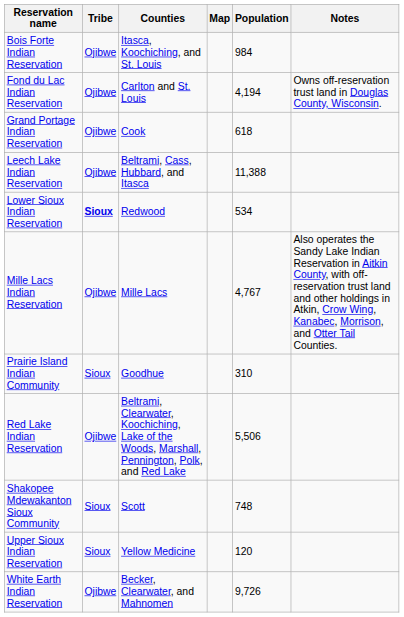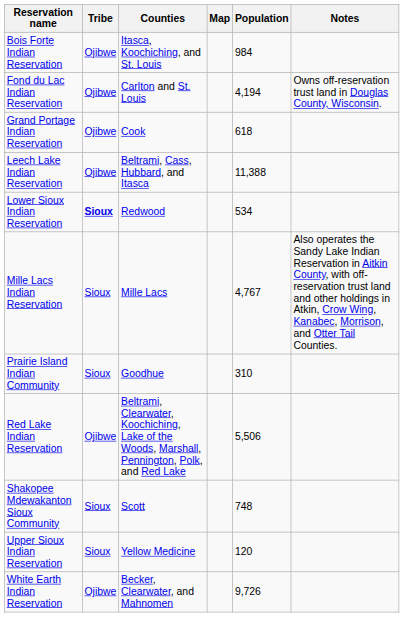(100, 293) Ojibwe -> (97, 293) Sioux
